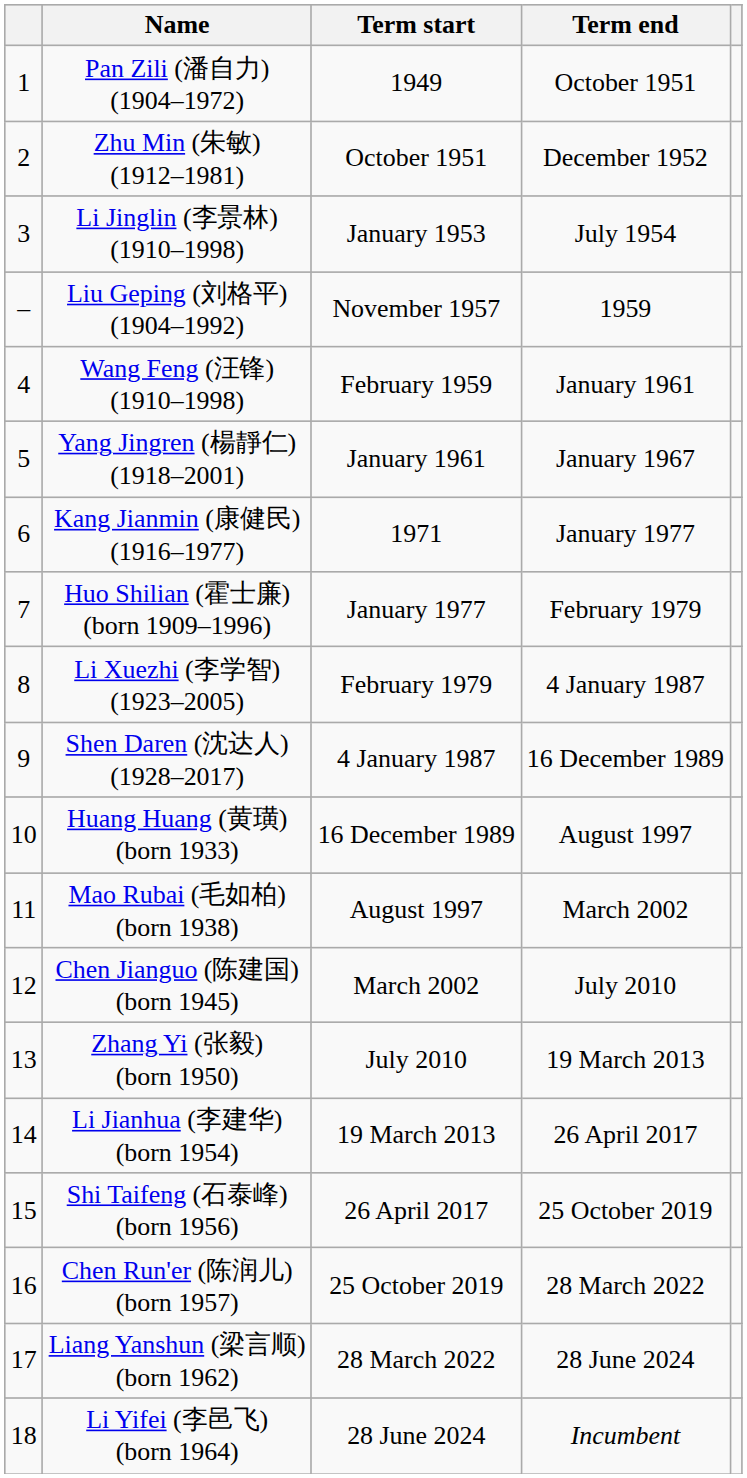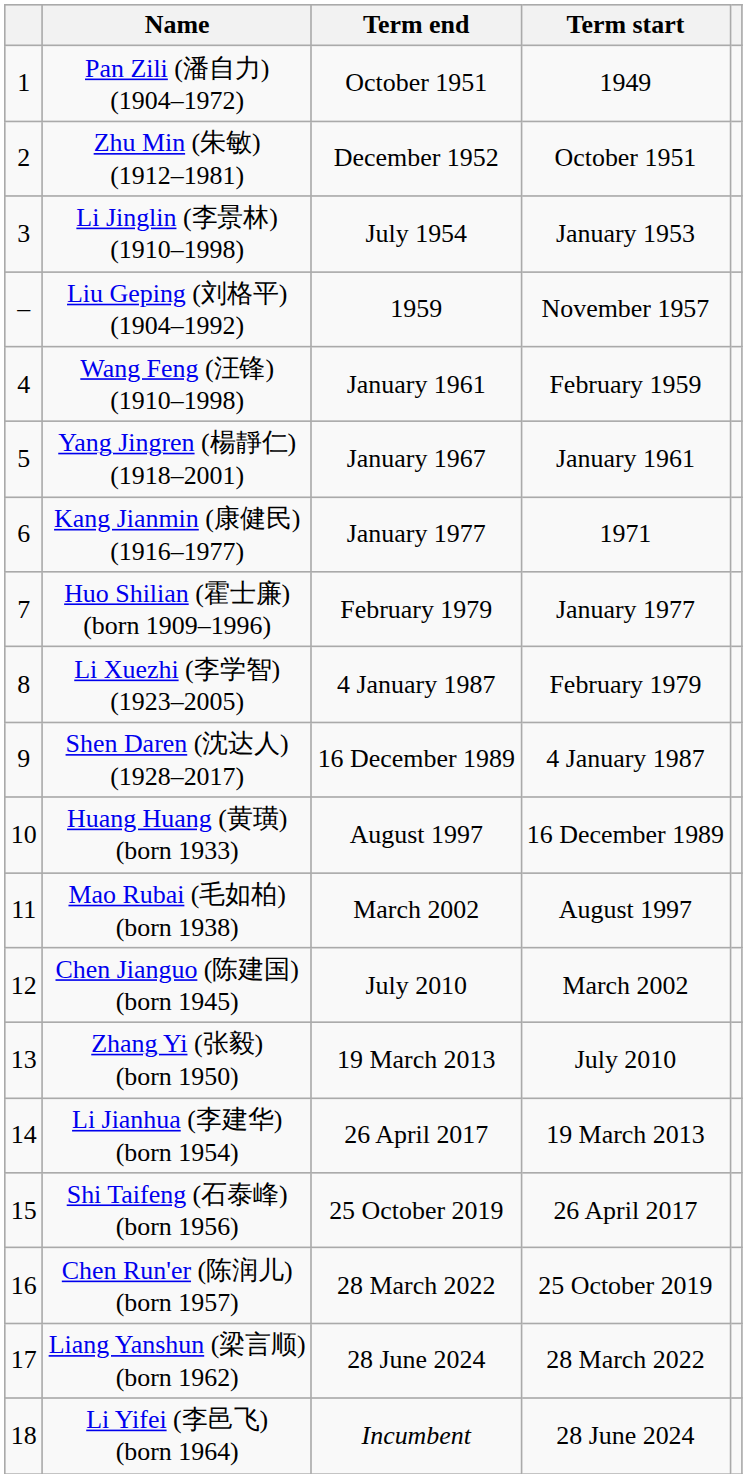columns swapped: (416, 25) <-> (625, 25)
